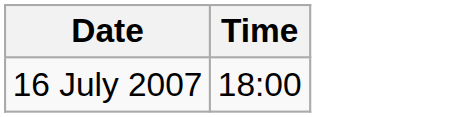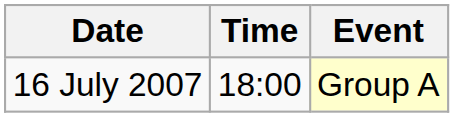+ column: (378, 31)
